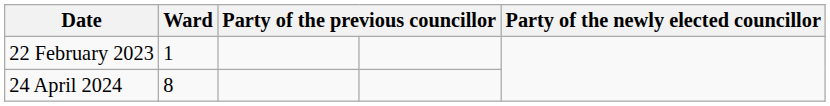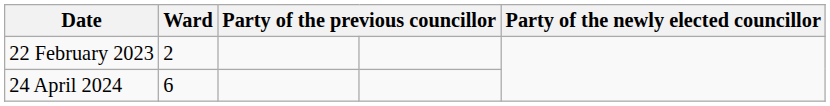(168, 52) 1 -> (168, 52) 2
(168, 85) 8 -> (168, 85) 6
